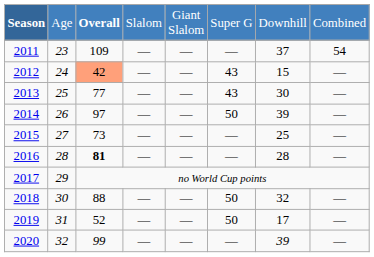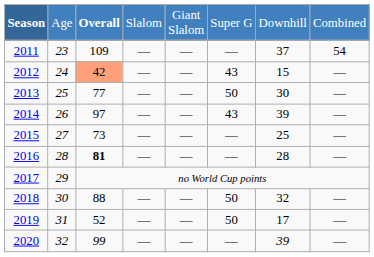(231, 92) 43 -> (231, 92) 50
(231, 114) 50 -> (231, 114) 43
